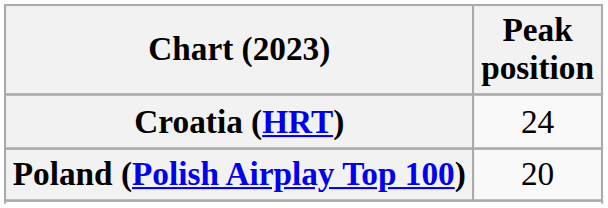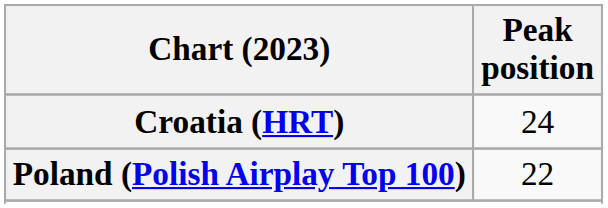(538, 173) 20 -> (538, 173) 22
